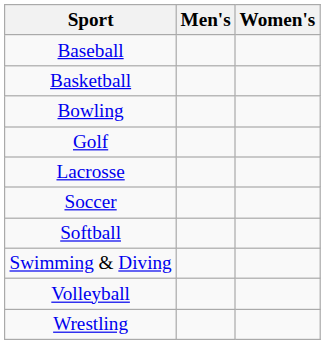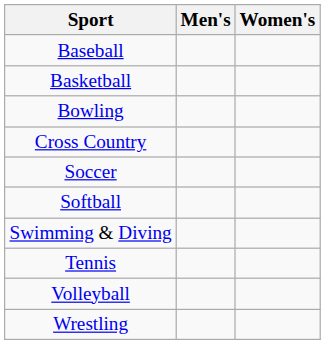+ row: (91, 141)
- row: (91, 141)
- row: (91, 171)
+ row: (91, 263)
